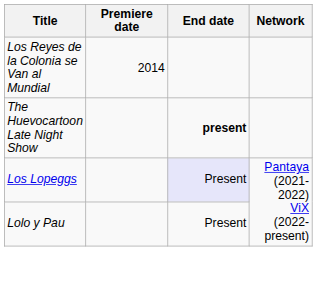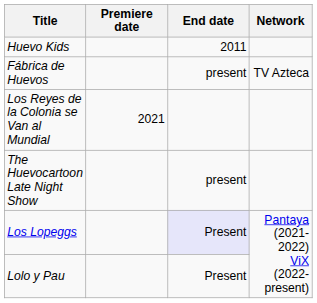+ row: (38, 47)
+ row: (36, 73)
(151, 67) 2014 -> (151, 119) 2021
(224, 127) bold -> (226, 180) normal
